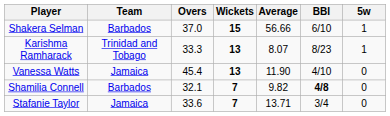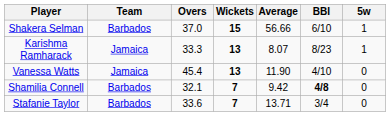(129, 50) Trinidad and Tobago -> (129, 50) Jamaica
(278, 87) 9.82 -> (278, 87) 9.42
(129, 103) Jamaica -> (129, 103) Barbados
